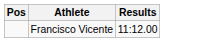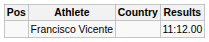+ column: (138, 12)
